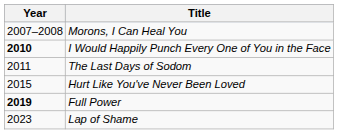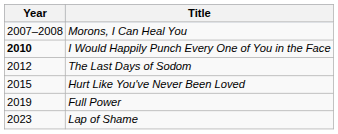(19, 66) 2011 -> (19, 66) 2012
(19, 102) bold -> (19, 102) normal
